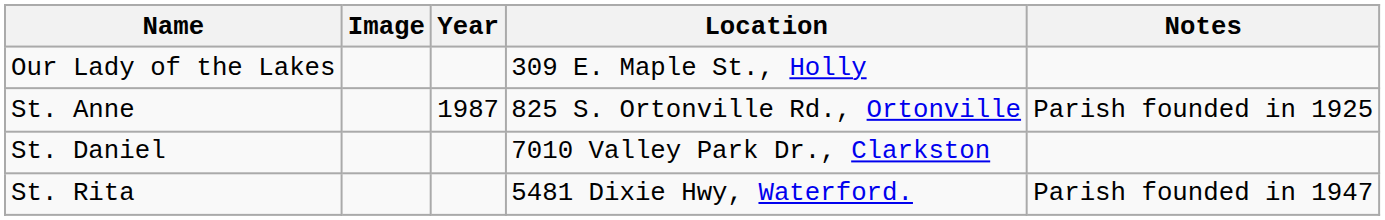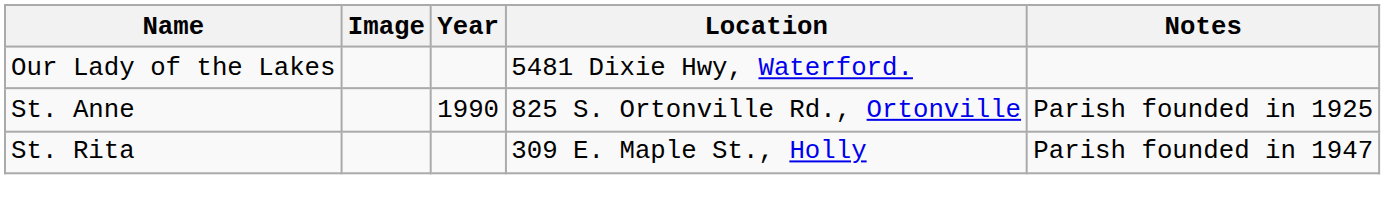(689, 68) 309 E. Maple St., Holly -> (712, 68) 5481 Dixie Hwy, Waterford.
(468, 110) 1987 -> (468, 110) 1990
- row: (88, 152)
(712, 194) 5481 Dixie Hwy, Waterford. -> (689, 152) 309 E. Maple St., Holly
